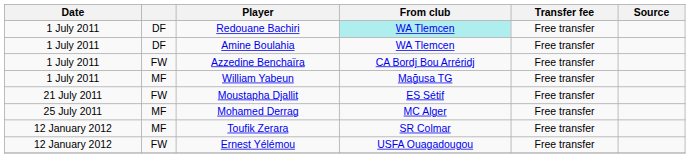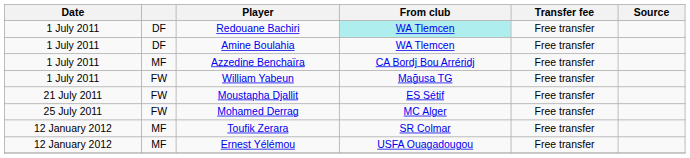(159, 62) FW -> (159, 62) MF
(159, 78) MF -> (159, 78) FW
(159, 111) MF -> (159, 111) FW
(159, 144) FW -> (159, 144) MF
